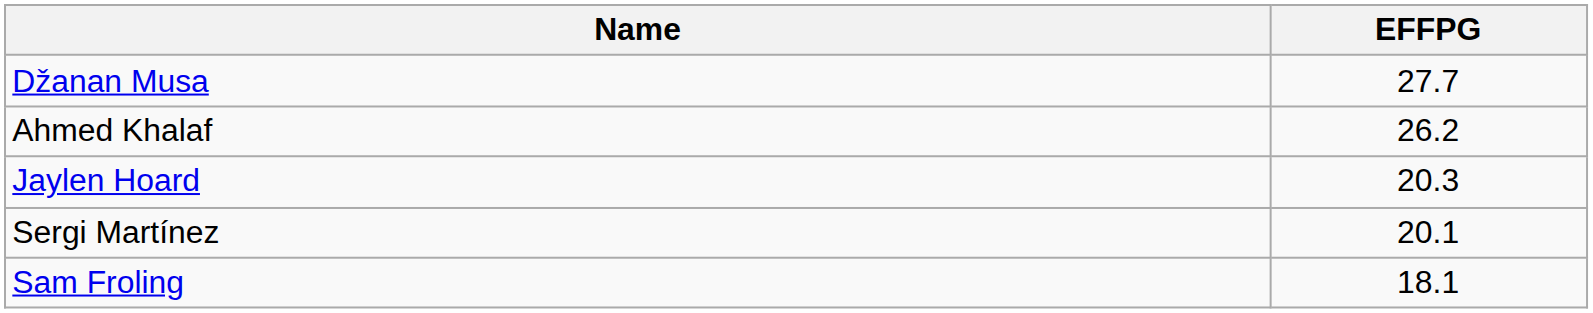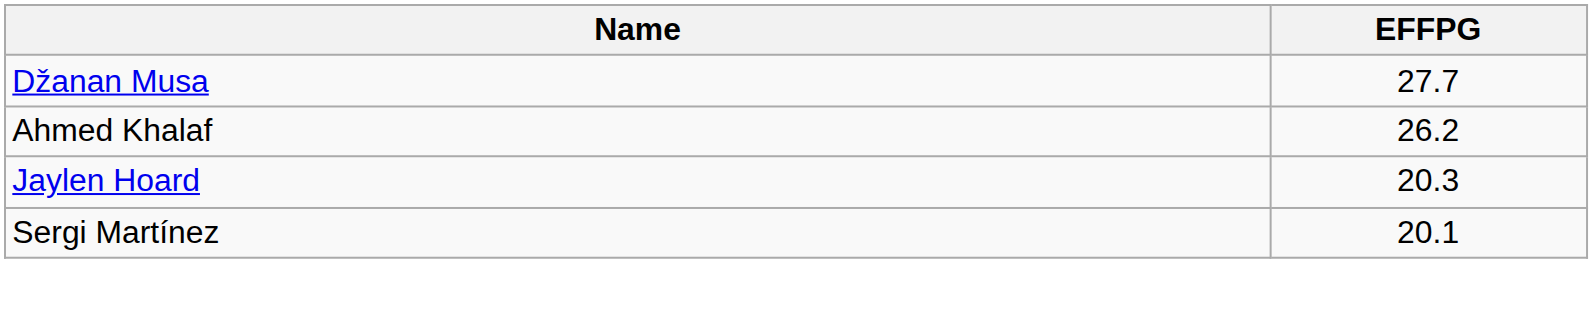- row: (98, 282)
